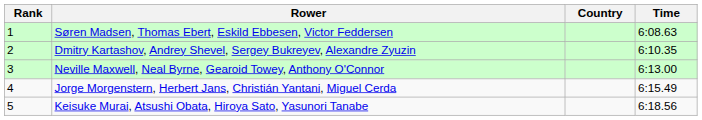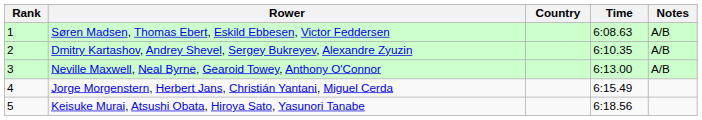+ column: (673, 13)
